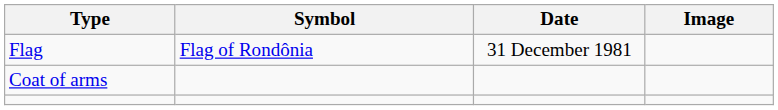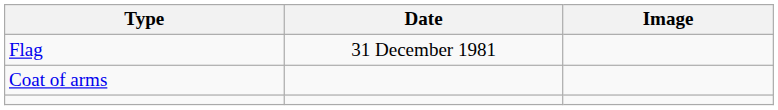- column: (325, 19)
